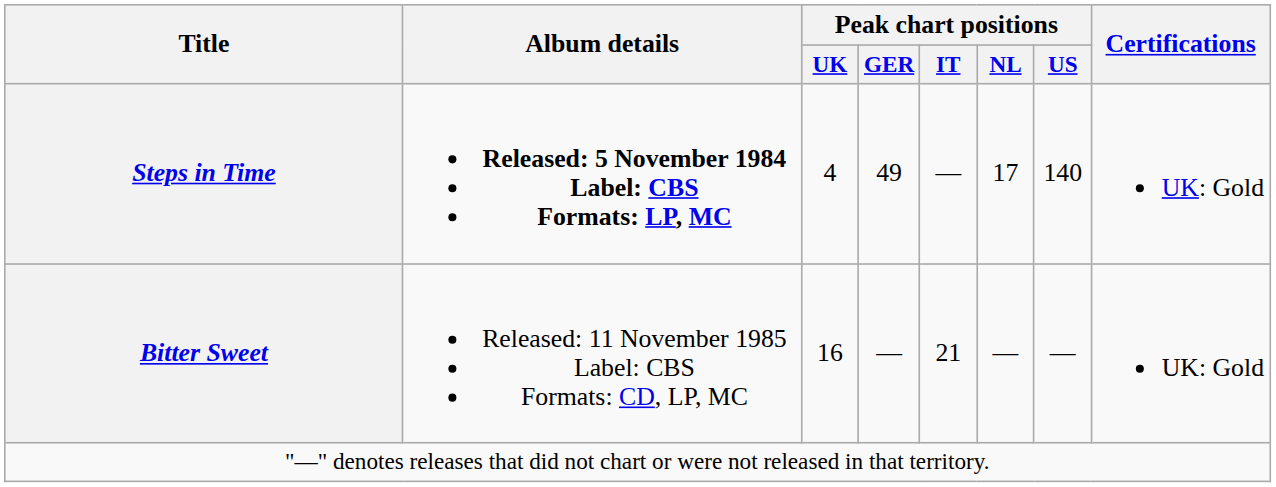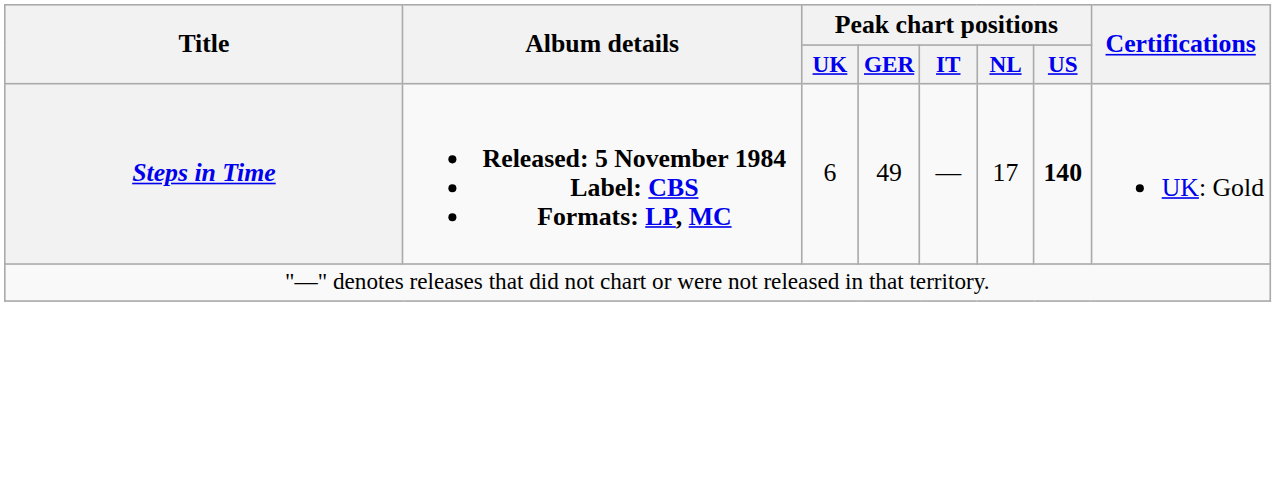(830, 173) 4 -> (830, 173) 6
(1063, 173) normal -> (1063, 173) bold
- row: (204, 352)
